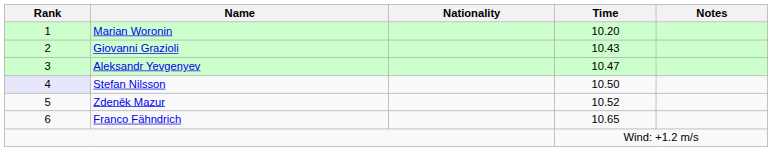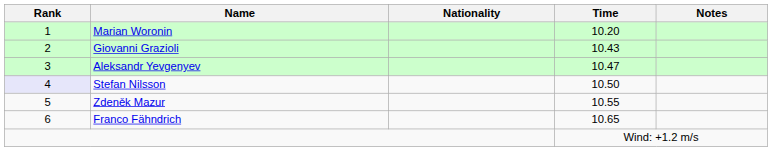(605, 102) 10.52 -> (605, 102) 10.55
